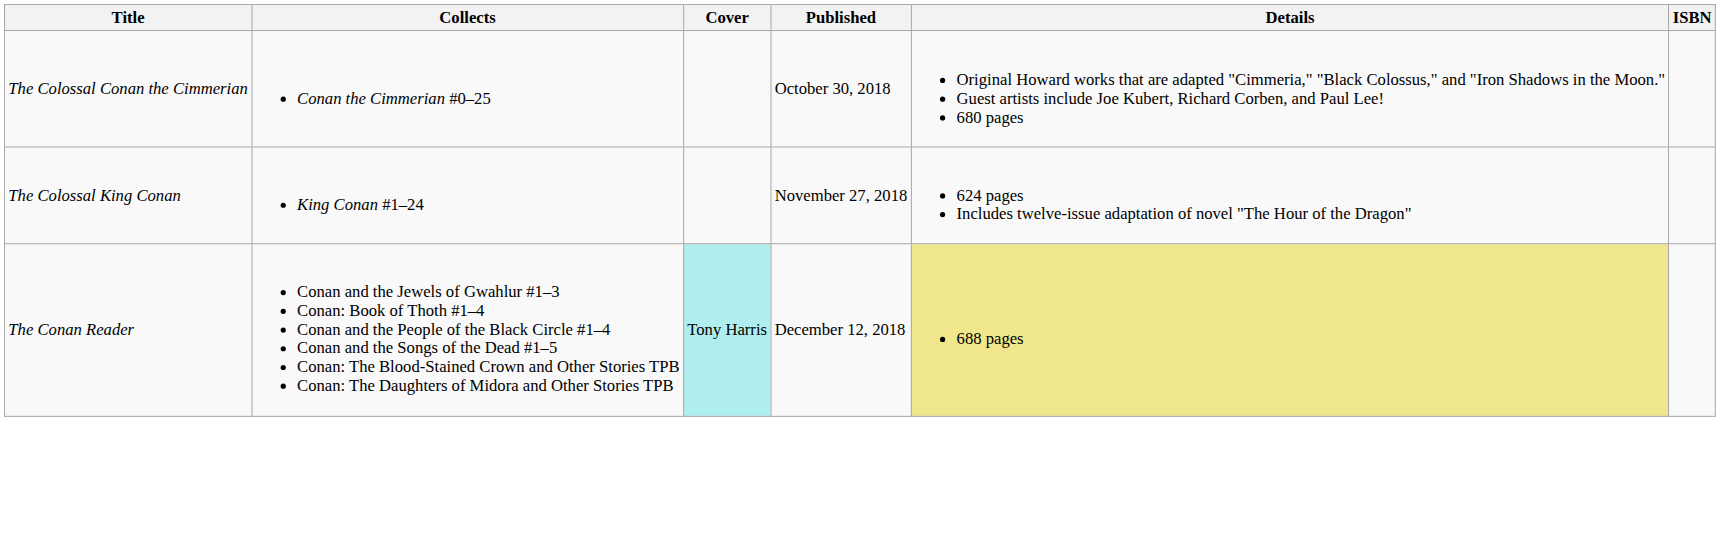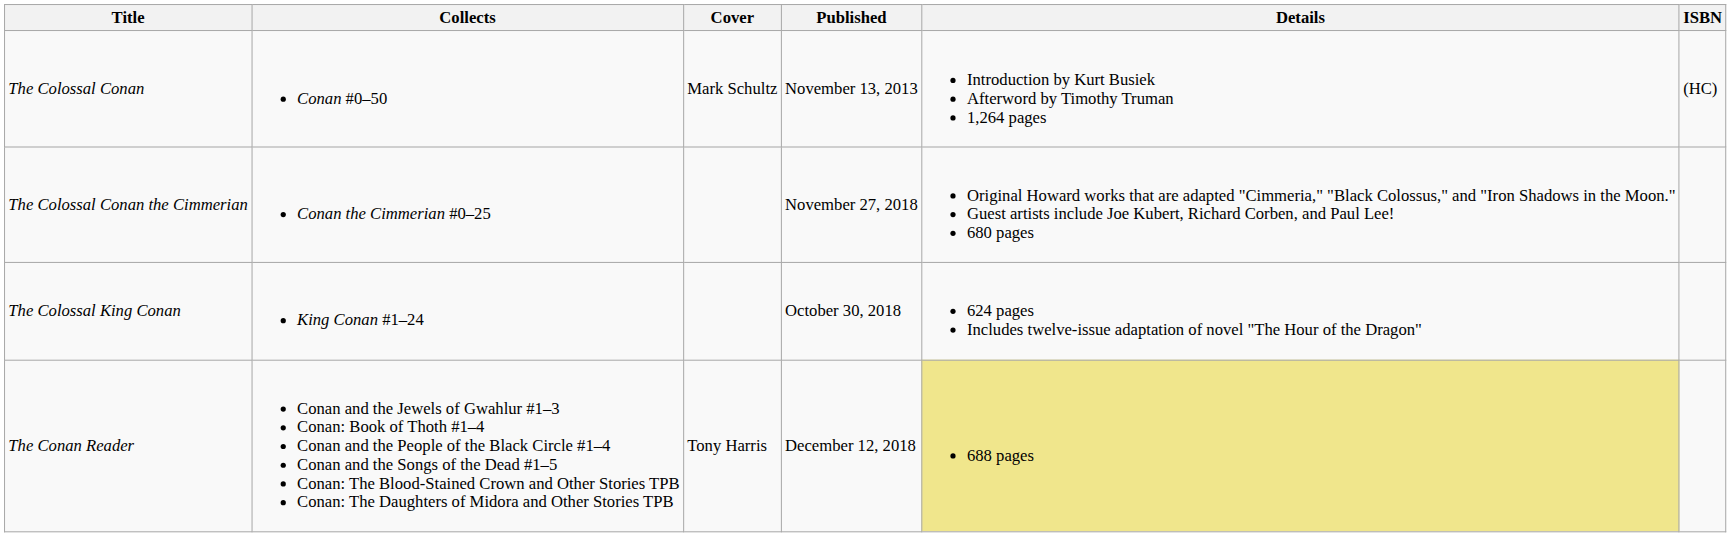+ row: (76, 88)
(833, 88) October 30, 2018 -> (851, 204) November 27, 2018
(841, 195) November 27, 2018 -> (843, 311) October 30, 2018
(727, 329) paleturquoise background -> (727, 445) no background
